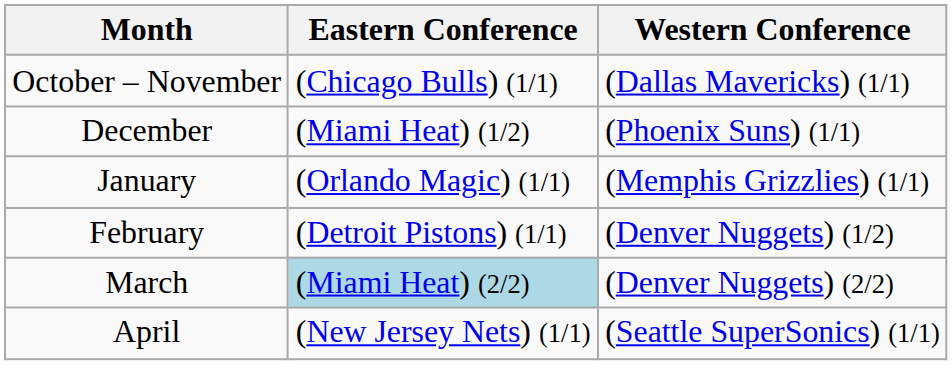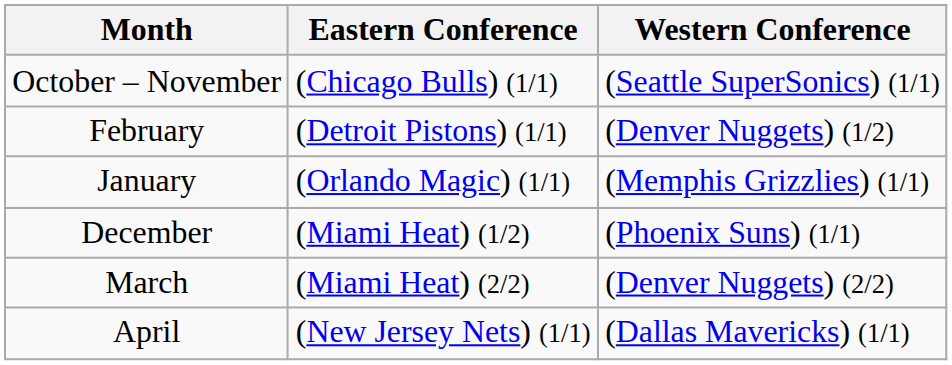(757, 80) (Dallas Mavericks) (1/1) -> (772, 80) (Seattle SuperSonics) (1/1)
rows swapped: (147, 130) <-> (147, 231)
(413, 282) lightblue background -> (413, 282) no background
(772, 332) (Seattle SuperSonics) (1/1) -> (757, 332) (Dallas Mavericks) (1/1)
